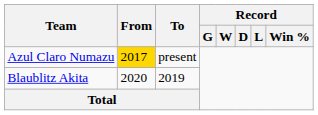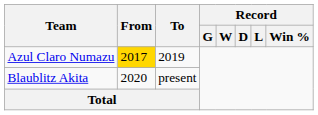(177, 57) present -> (171, 57) 2019
(171, 78) 2019 -> (177, 78) present
